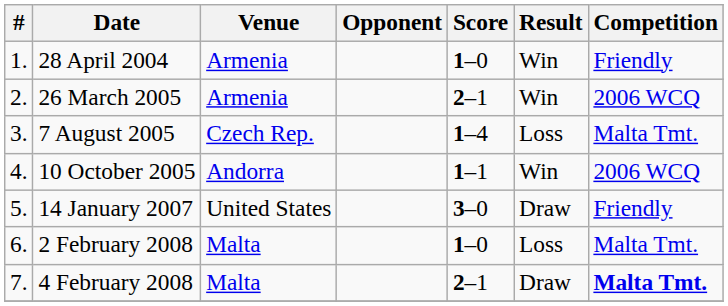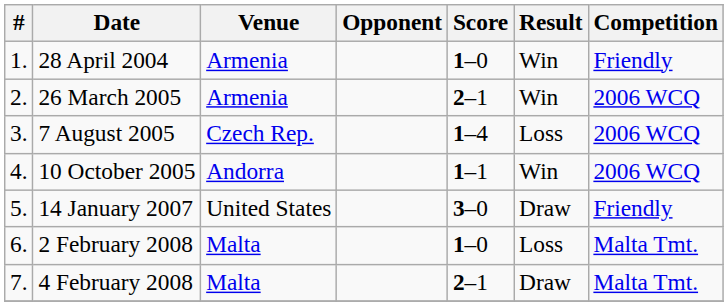(646, 134) Malta Tmt. -> (647, 134) 2006 WCQ
(650, 282) bold -> (646, 282) normal
